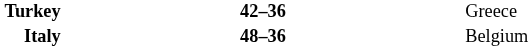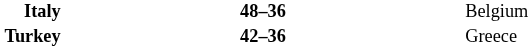rows swapped: (42, 36) <-> (33, 11)
